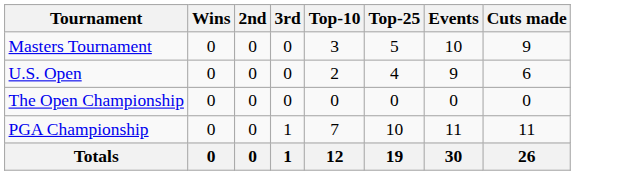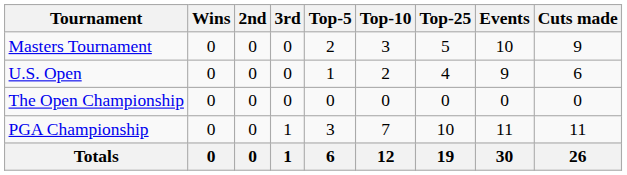+ column: (330, 18)
